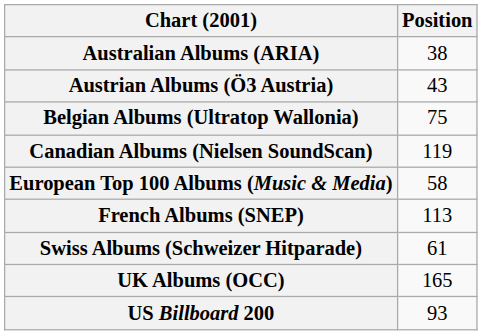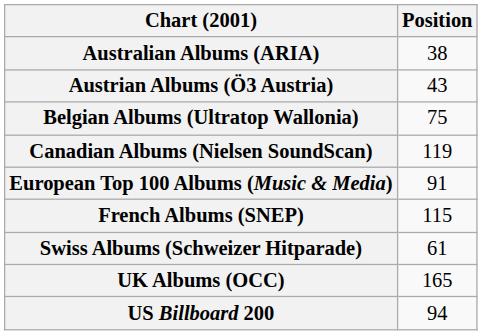(437, 183) 58 -> (437, 183) 91
(437, 215) 113 -> (437, 215) 115
(437, 313) 93 -> (437, 313) 94
